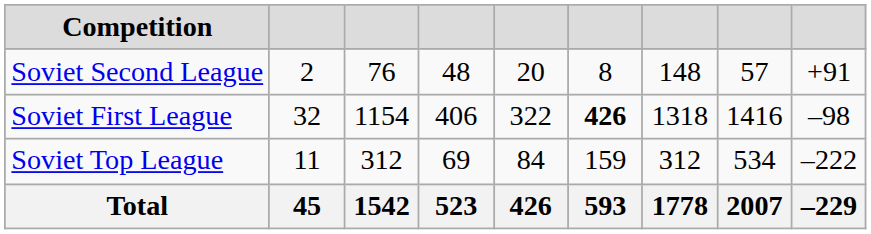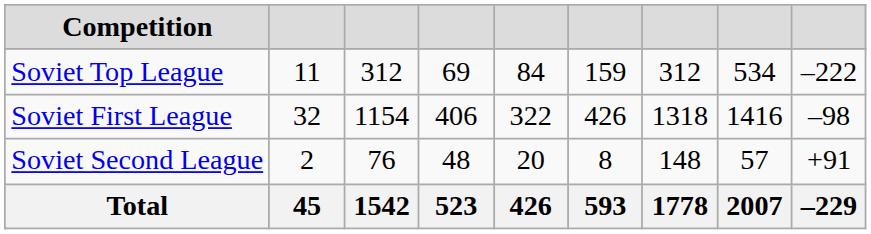rows swapped: (117, 160) <-> (137, 71)
(605, 116) bold -> (605, 116) normal
